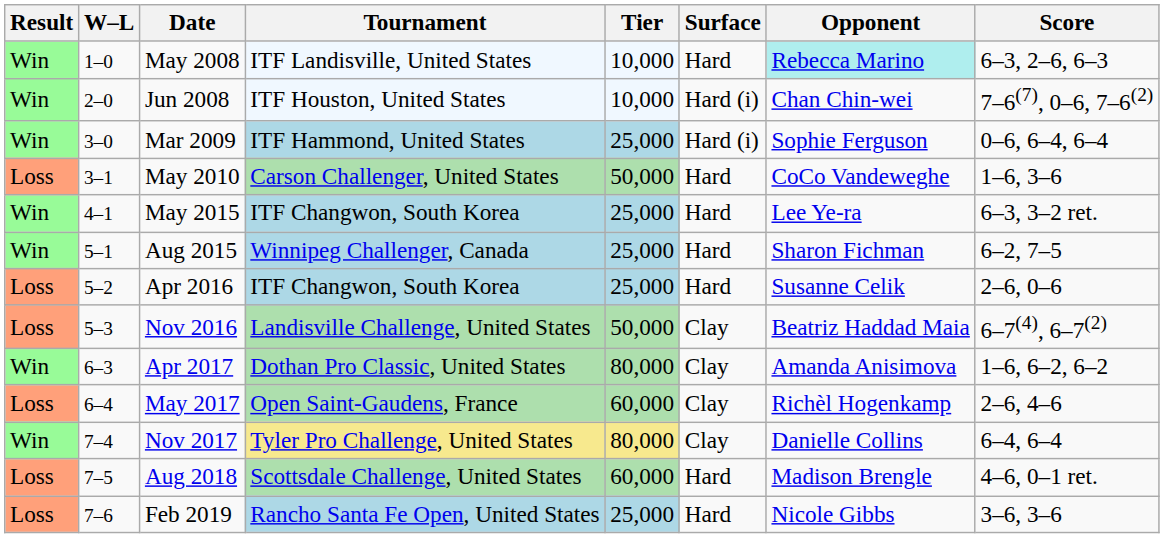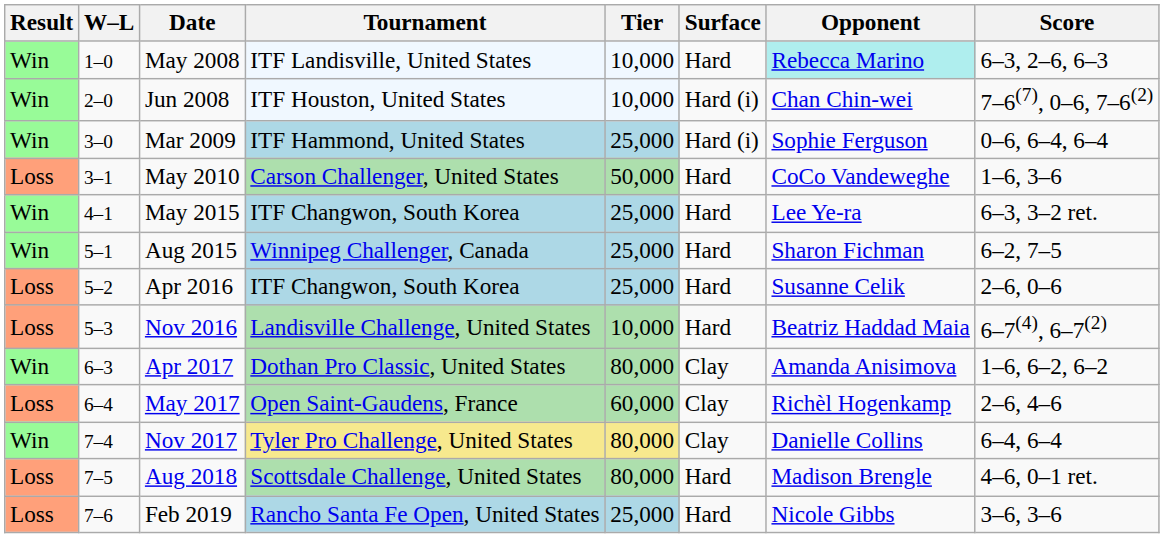(642, 326) 50,000 -> (642, 326) 10,000
(707, 326) Clay -> (708, 326) Hard
(642, 476) 60,000 -> (642, 476) 80,000
